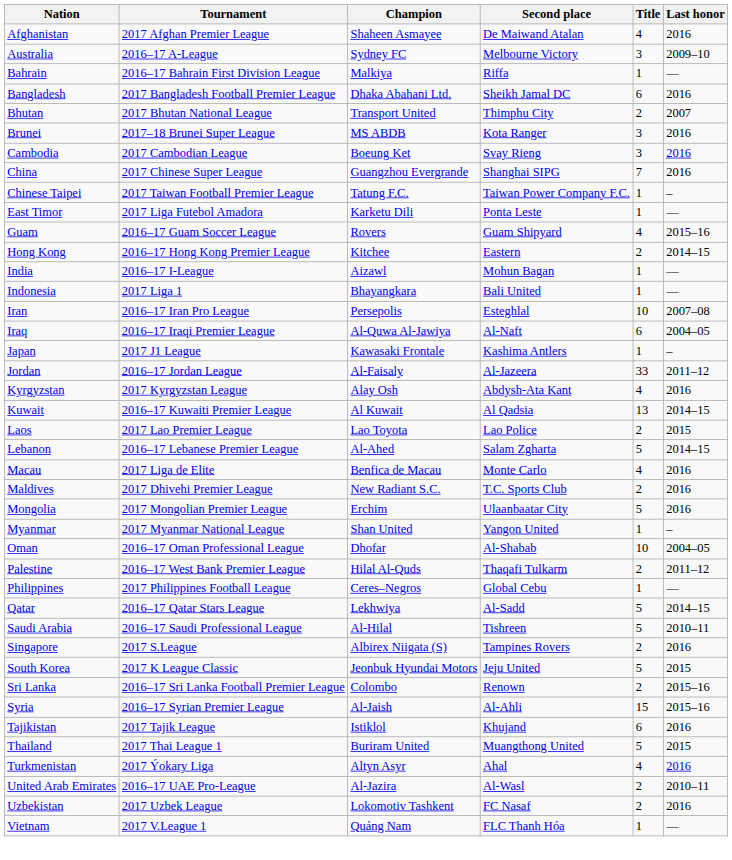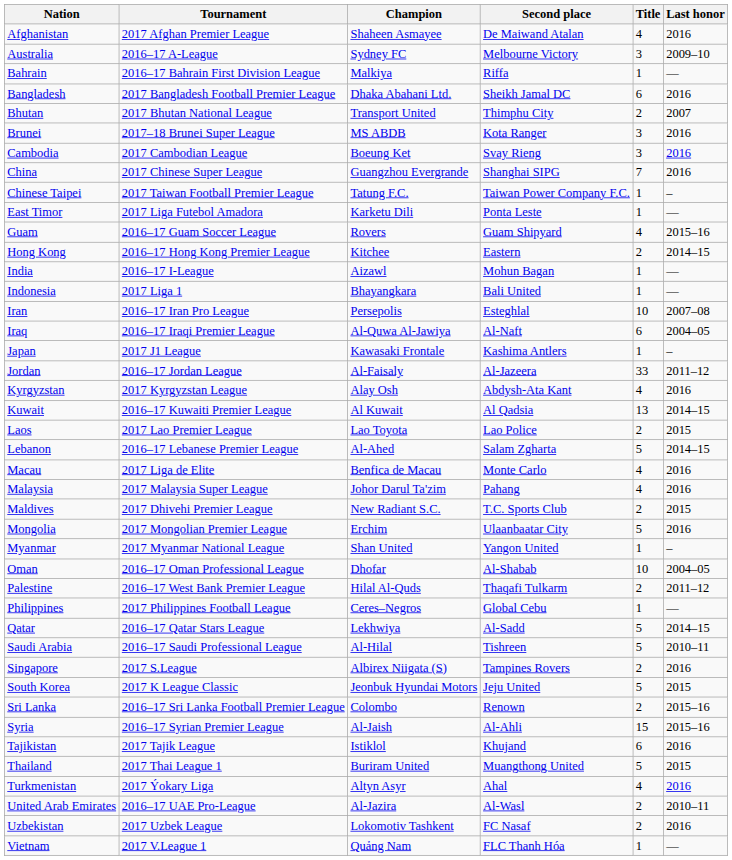+ row: (30, 489)
(679, 489) 2016 -> (679, 509) 2015
